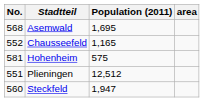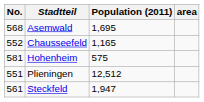(15, 89) 560 -> (15, 89) 561
